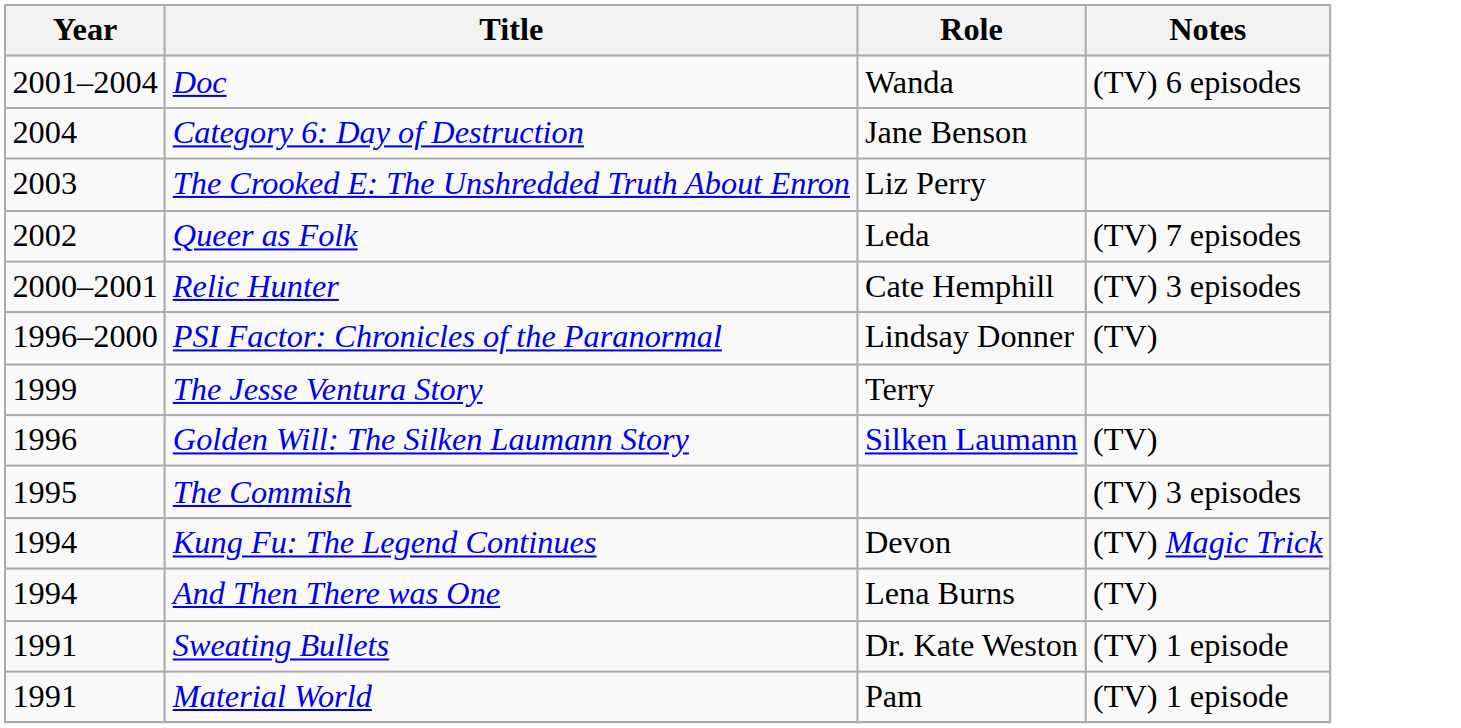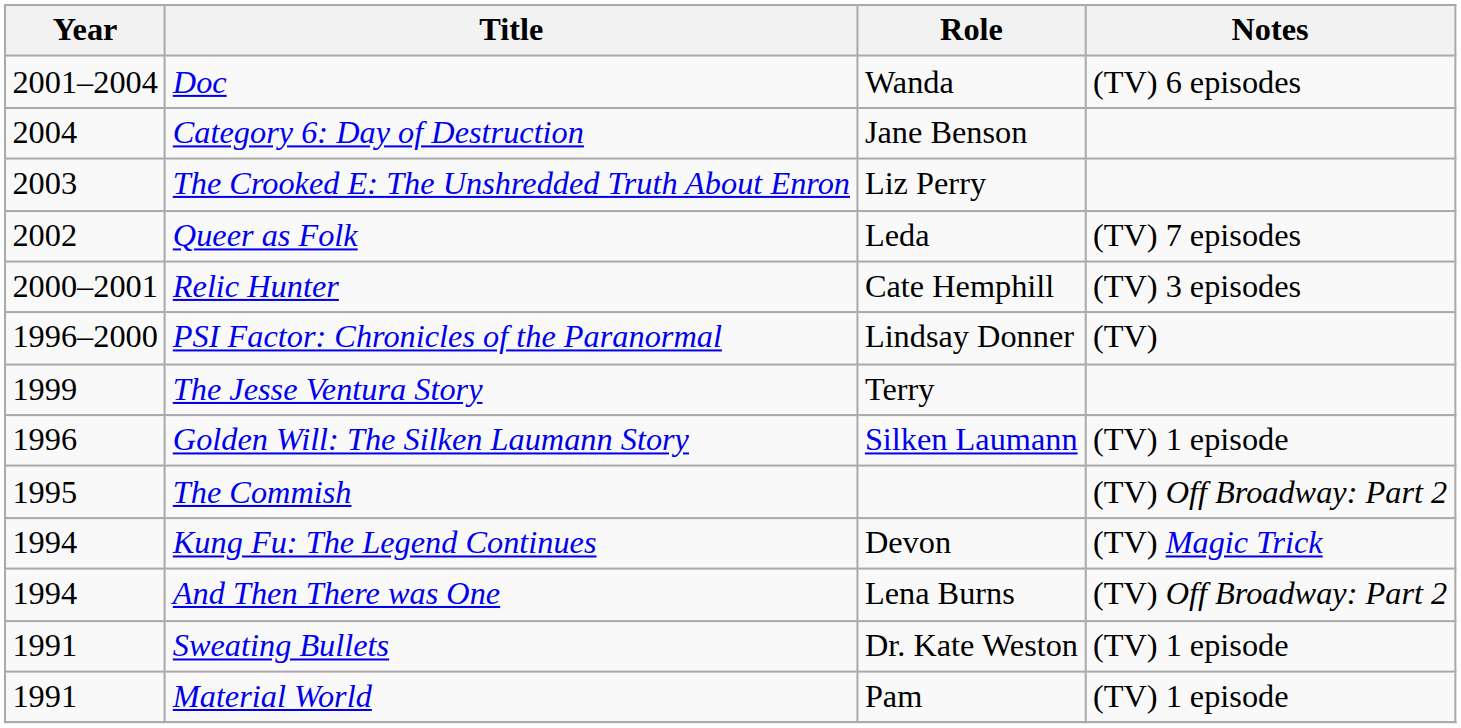(1125, 440) (TV) -> (1191, 440) (TV) 1 episode
(1197, 491) (TV) 3 episodes -> (1270, 491) (TV) Off Broadway: Part 2
(1125, 593) (TV) -> (1270, 593) (TV) Off Broadway: Part 2
